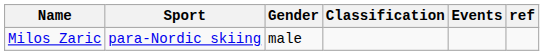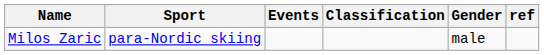columns swapped: (294, 16) <-> (477, 16)
